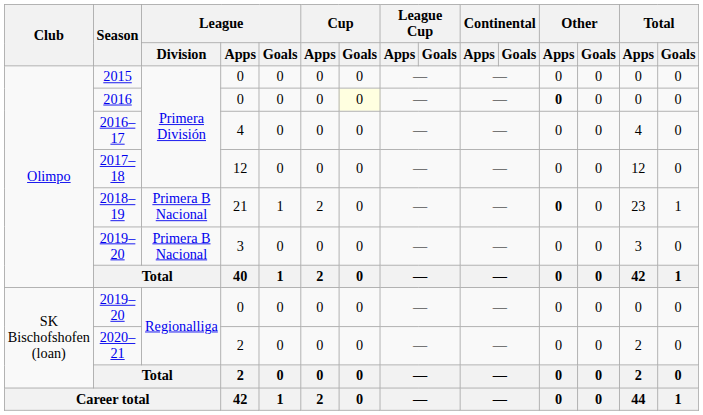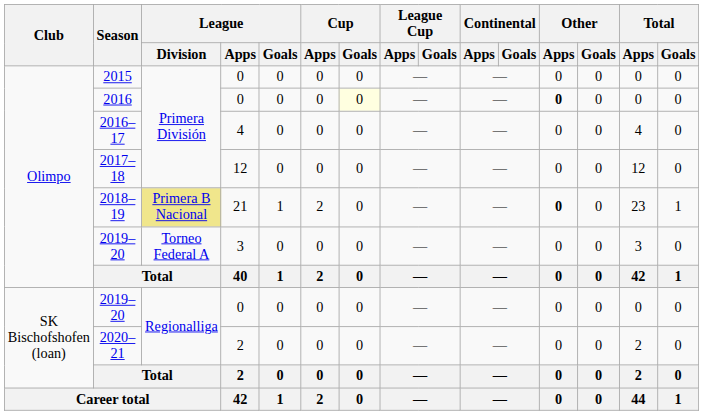(181, 207) no background -> (181, 207) khaki background
(181, 245) Primera B Nacional -> (181, 245) Torneo Federal A
